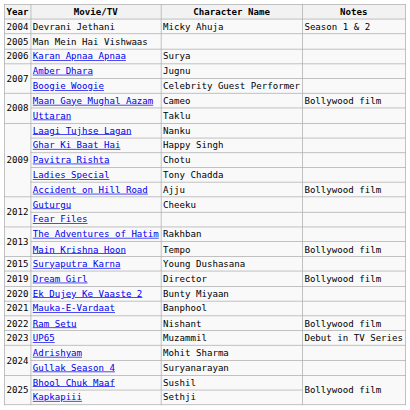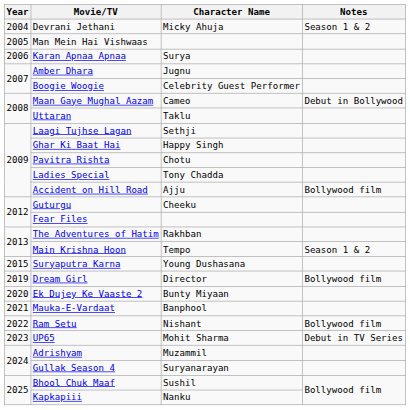(343, 101) Bollywood film -> (354, 101) Debut in Bollywood
(177, 130) Nanku -> (180, 130) Sethji
(343, 249) Bollywood film -> (337, 249) Season 1 & 2
(185, 338) Muzammil -> (196, 338) Mohit Sharma
(196, 353) Mohit Sharma -> (185, 353) Muzammil
(180, 397) Sethji -> (177, 397) Nanku
